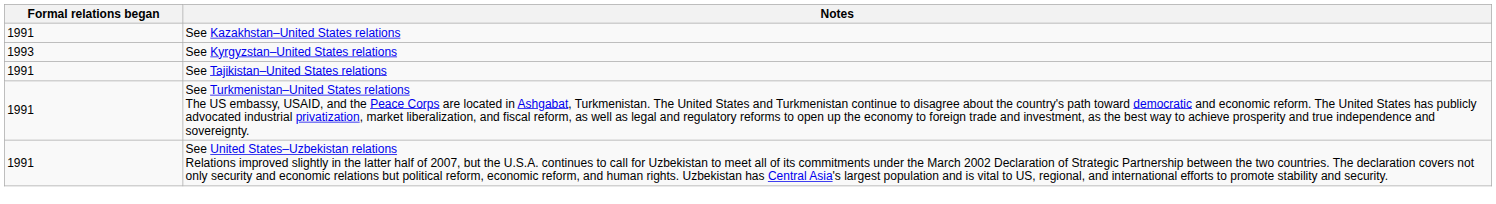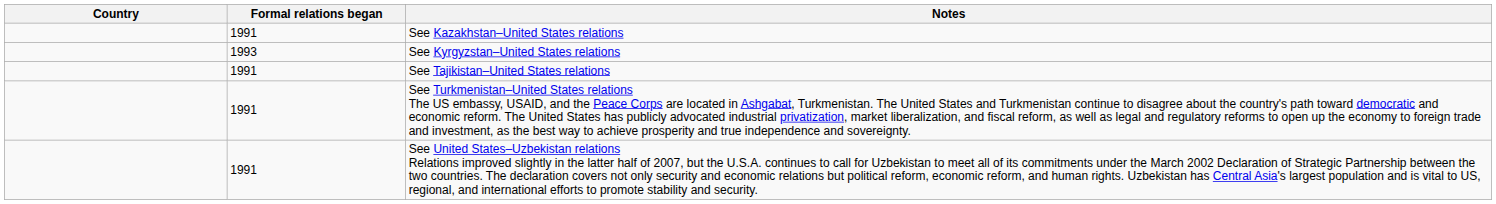+ column: (116, 14)
